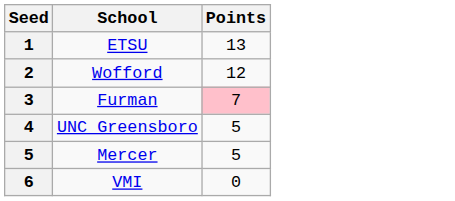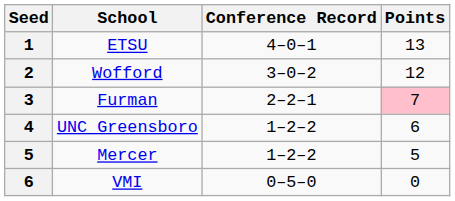+ column: (291, 18)
(236, 128) 5 -> (415, 128) 6
